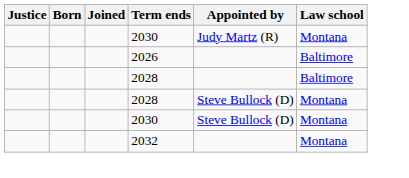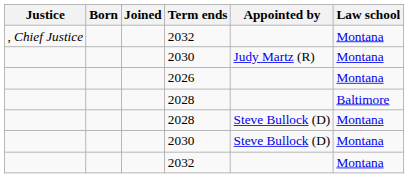+ row: (45, 36)
(326, 57) Baltimore -> (360, 78) Montana
